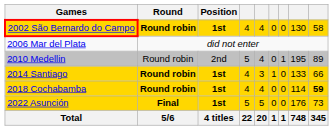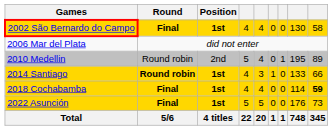(168, 28) Round robin -> (168, 28) Final
(168, 89) Round robin -> (168, 89) Final
